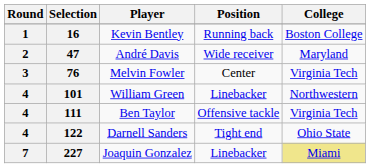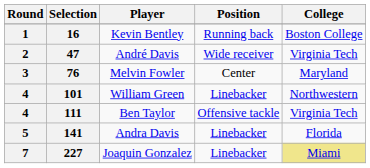(324, 53) Maryland -> (324, 53) Virginia Tech
(324, 73) Virginia Tech -> (324, 73) Maryland
- row: (73, 133)
+ row: (73, 133)
